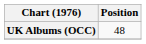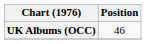(119, 30) 48 -> (119, 30) 46
